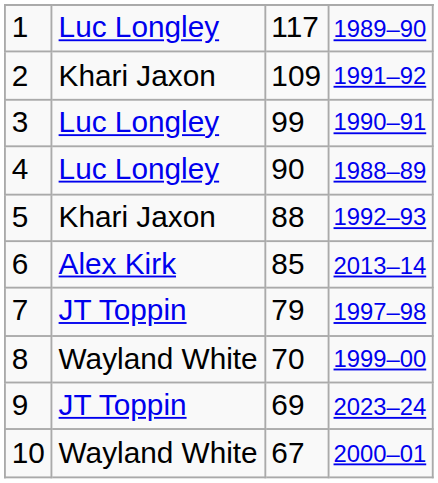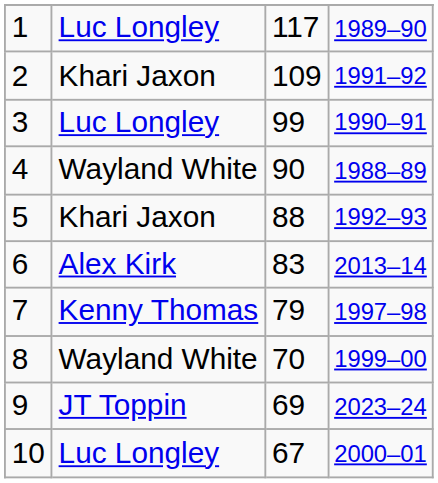(139, 169) Luc Longley -> (158, 169) Wayland White
(288, 264) 85 -> (289, 264) 83
(123, 311) JT Toppin -> (158, 311) Kenny Thomas
(158, 452) Wayland White -> (139, 452) Luc Longley
